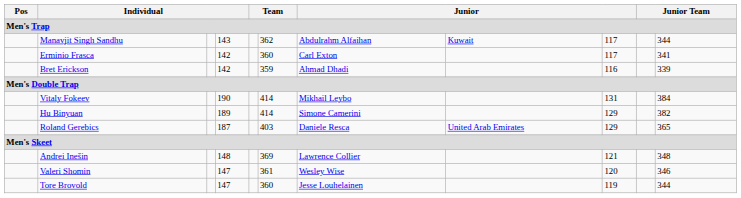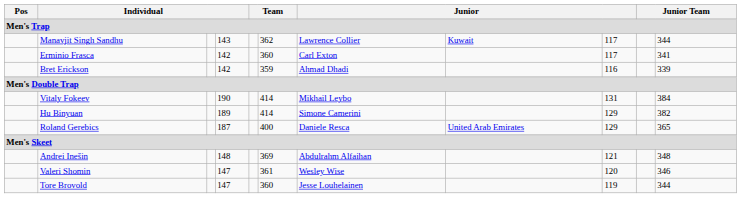(335, 41) Abdulrahm Alfaihan -> (329, 41) Lawrence Collier
(267, 128) 403 -> (267, 128) 400
(329, 157) Lawrence Collier -> (335, 157) Abdulrahm Alfaihan
